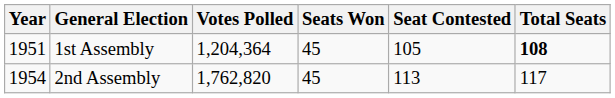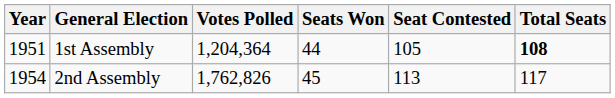(311, 48) 45 -> (311, 48) 44
(234, 78) 1,762,820 -> (234, 78) 1,762,826
